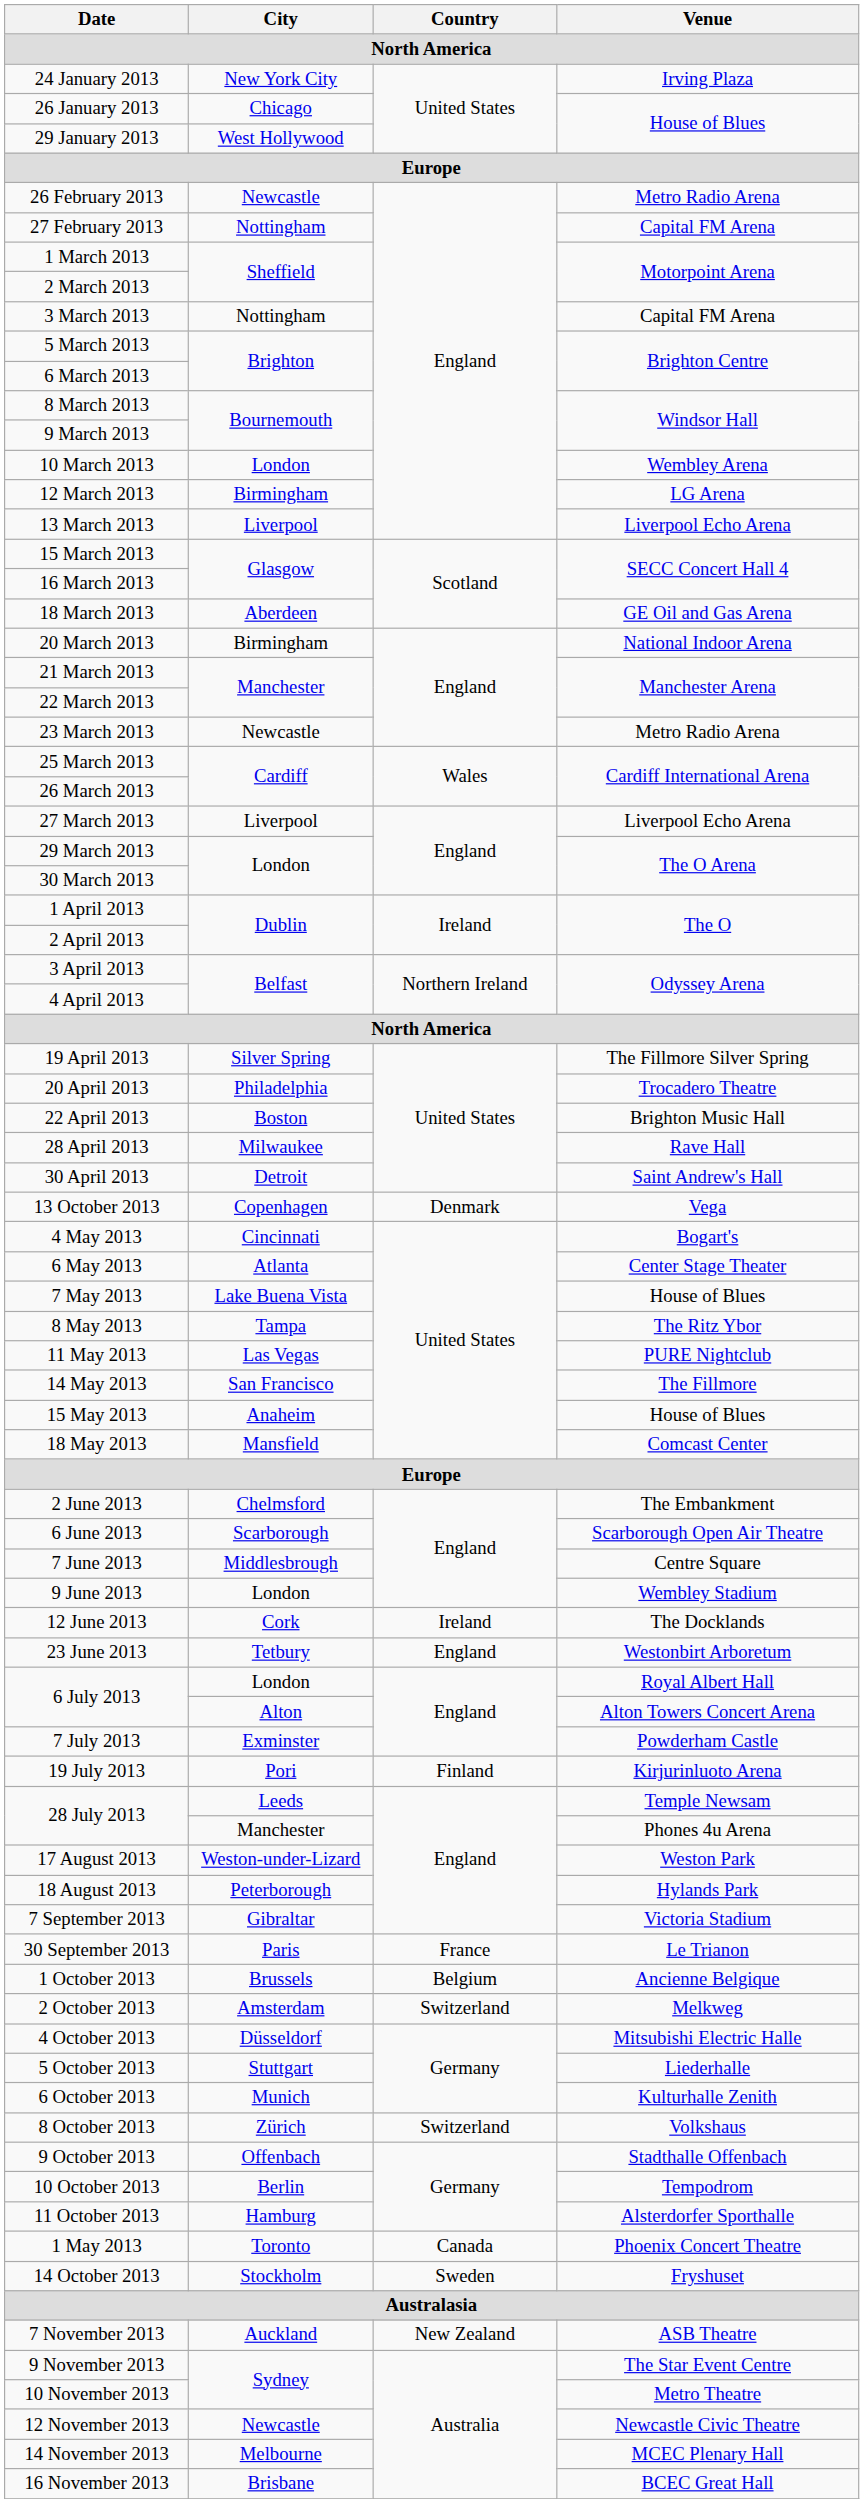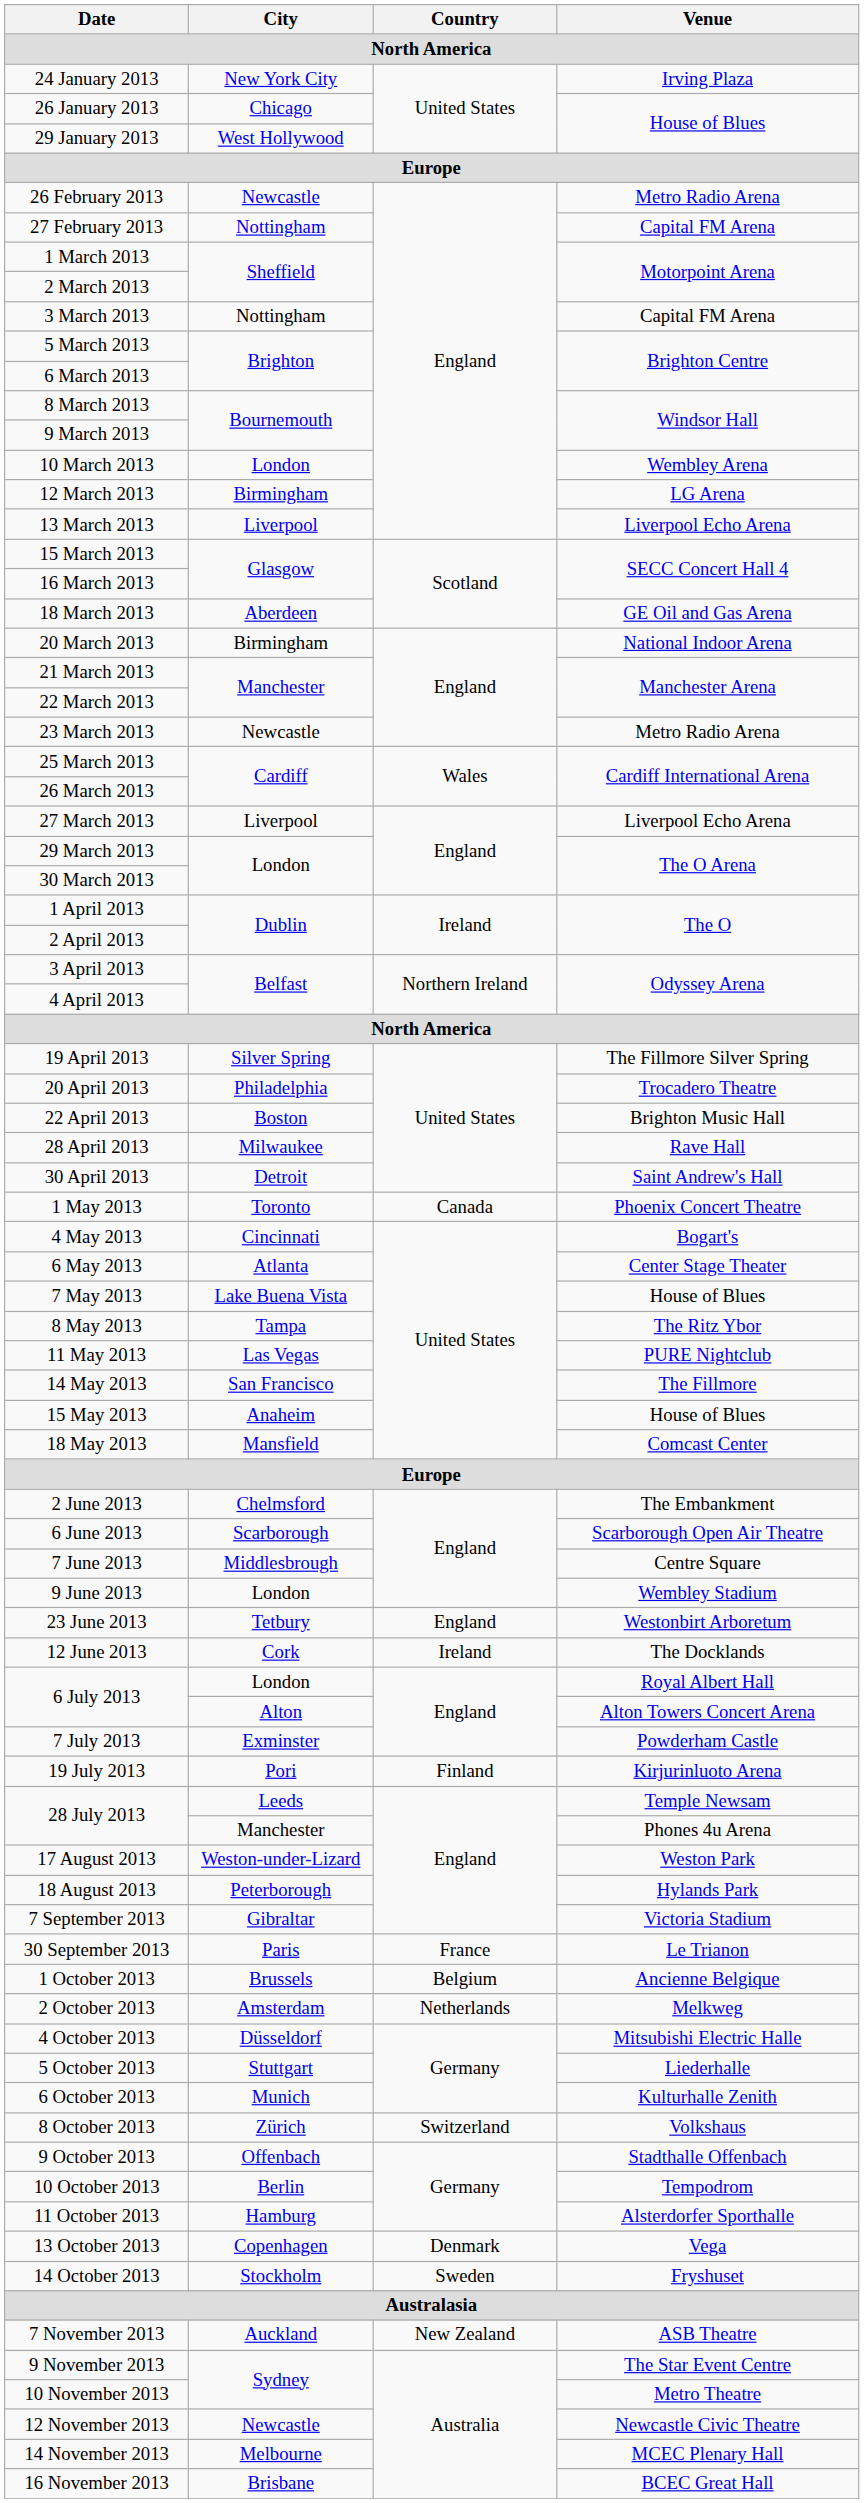rows swapped: (97, 2246) <-> (97, 1206)
rows swapped: (97, 1622) <-> (97, 1652)
(465, 2008) Switzerland -> (465, 2008) Netherlands
